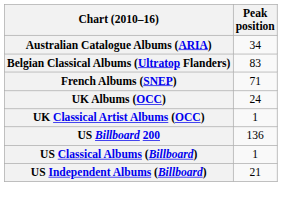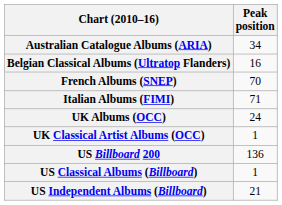(255, 63) 83 -> (255, 63) 16
(255, 81) 71 -> (255, 81) 70
+ row: (119, 99)
